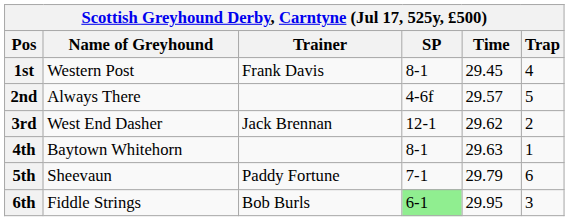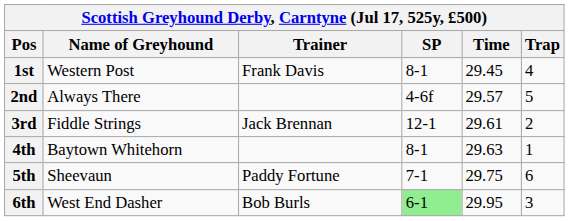(105, 123) West End Dasher -> (94, 123) Fiddle Strings
(484, 123) 29.62 -> (484, 123) 29.61
(484, 176) 29.79 -> (484, 176) 29.75
(94, 202) Fiddle Strings -> (105, 202) West End Dasher
